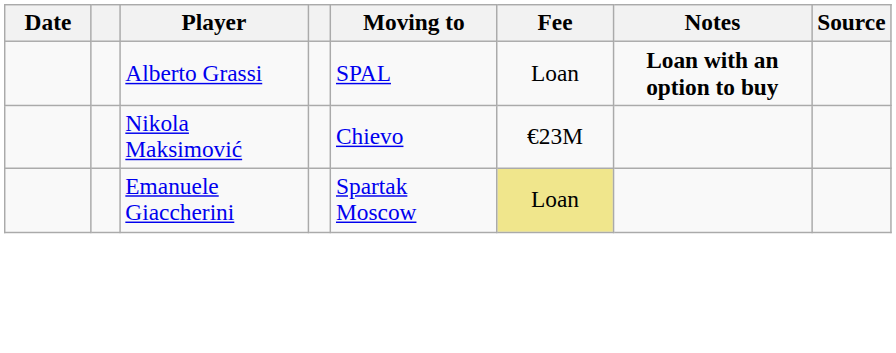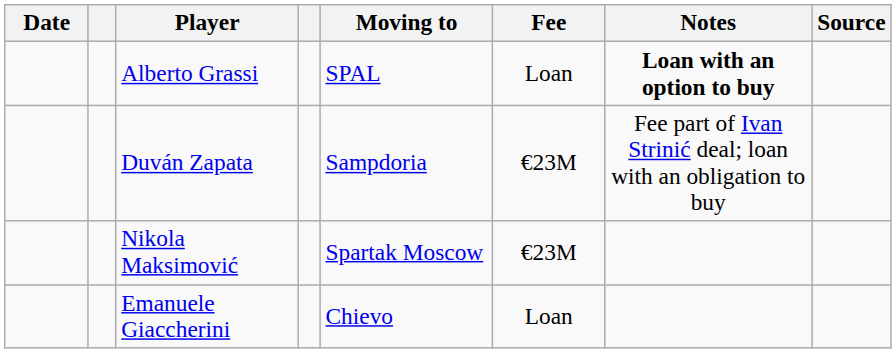+ row: (187, 162)
(370, 136) Chievo -> (404, 252) Spartak Moscow
(376, 199) Spartak Moscow -> (359, 315) Chievo
(555, 199) khaki background -> (549, 315) no background
